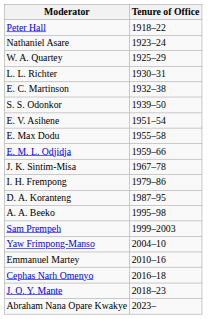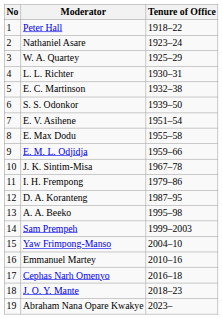+ column: (13, 12)
